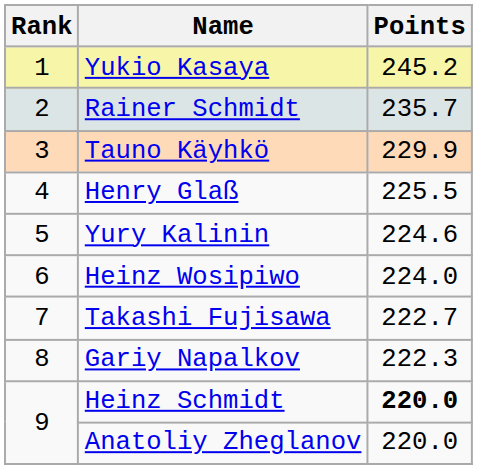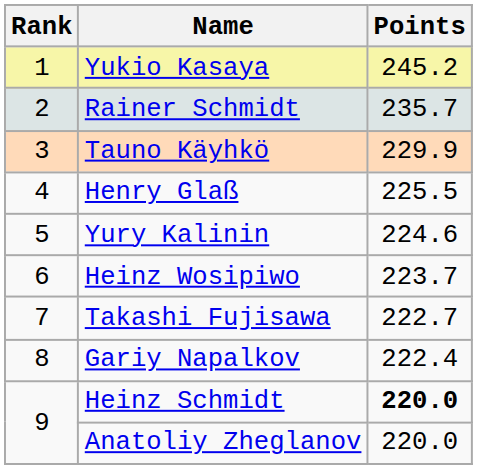(420, 276) 224.0 -> (420, 276) 223.7
(420, 360) 222.3 -> (420, 360) 222.4
